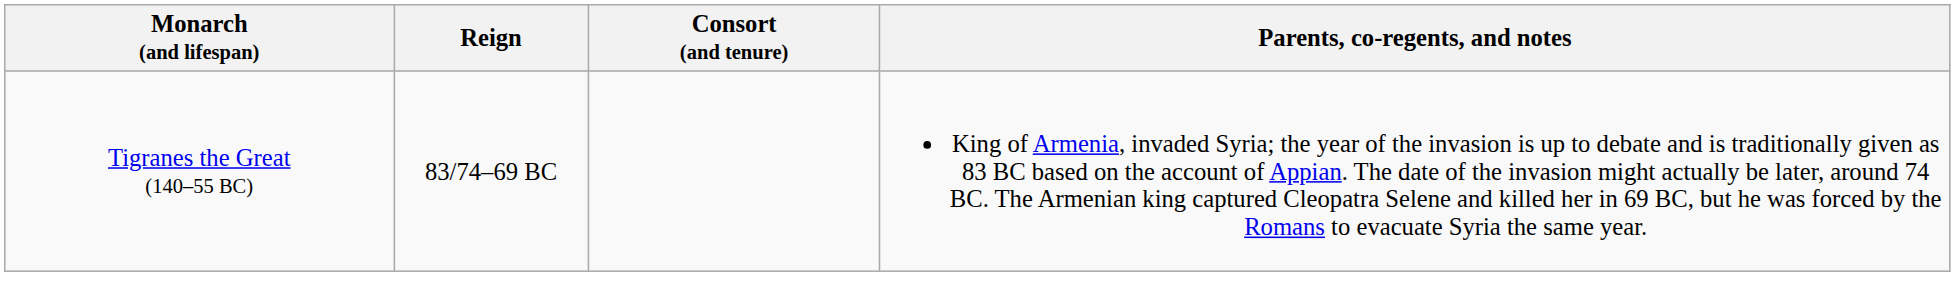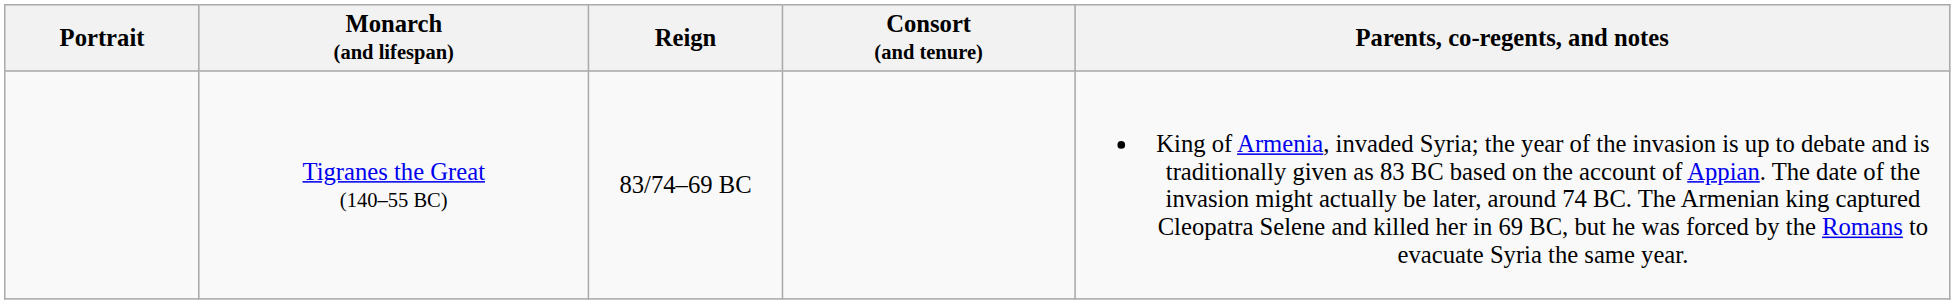+ column: (102, 37)
